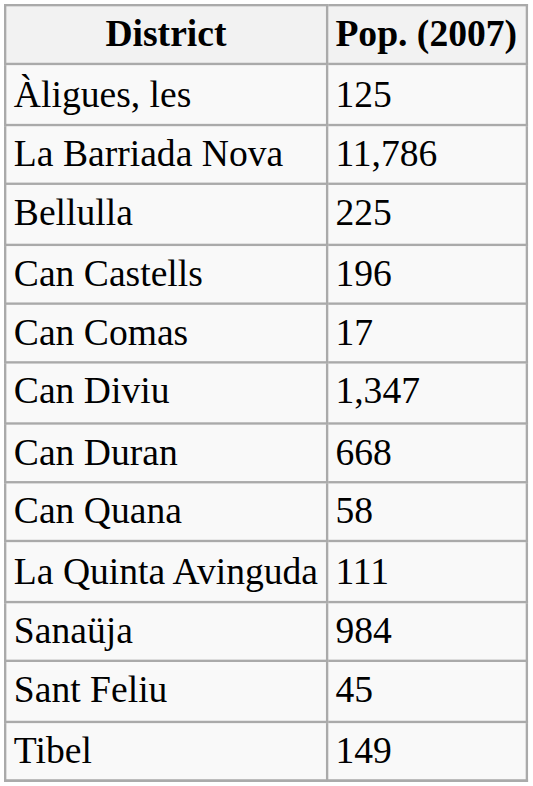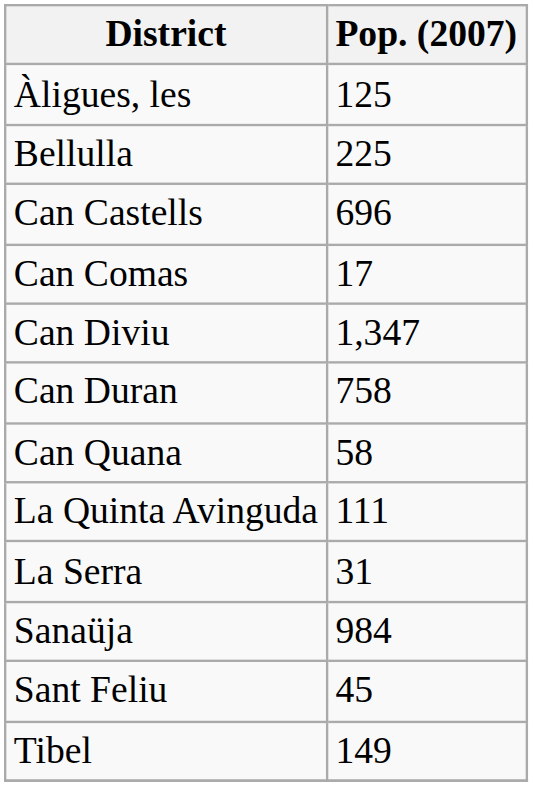- row: (149, 153)
(364, 272) 196 -> (364, 213) 696
(364, 451) 668 -> (364, 392) 758
+ row: (78, 570)
